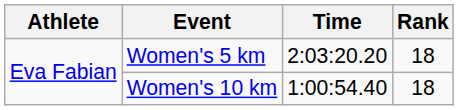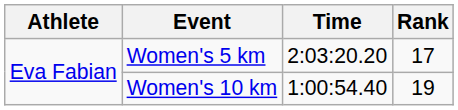(423, 55) 18 -> (423, 55) 17
(423, 89) 18 -> (423, 89) 19
